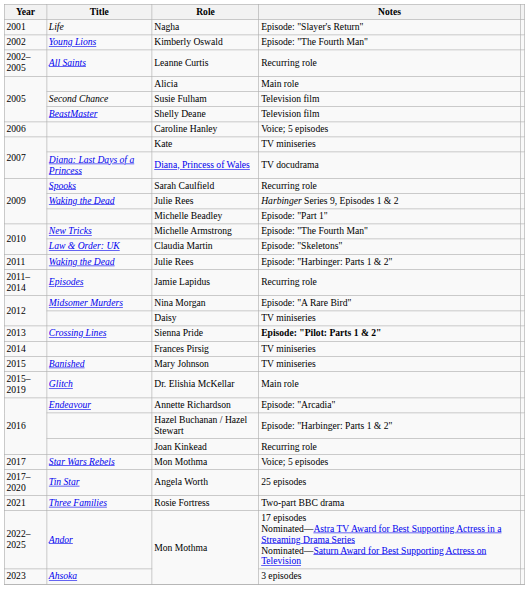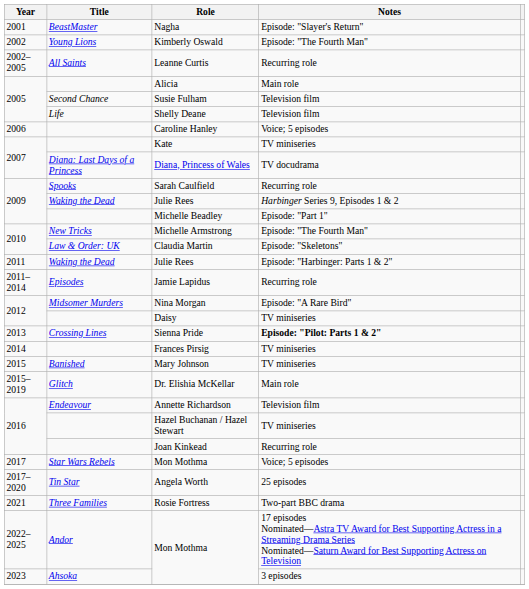(56, 27) Life -> (73, 27) BeastMaster
(73, 114) BeastMaster -> (56, 114) Life
(298, 405) Episode: "Arcadia" -> (290, 405) Television film
(327, 426) Episode: "Harbinger: Parts 1 & 2" -> (288, 426) TV miniseries
